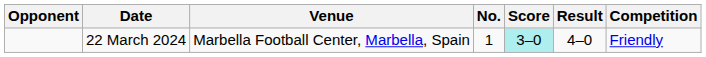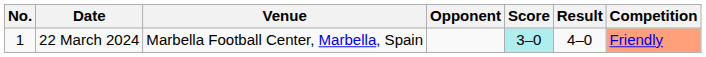columns swapped: (489, 16) <-> (43, 16)
(636, 40) no background -> (636, 40) lightsalmon background
